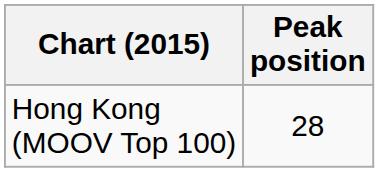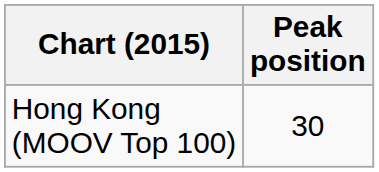(308, 125) 28 -> (308, 125) 30
